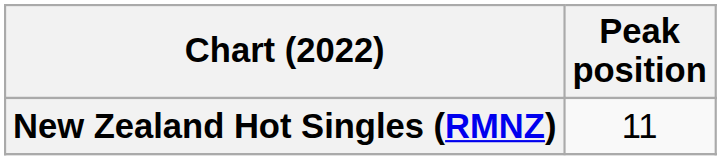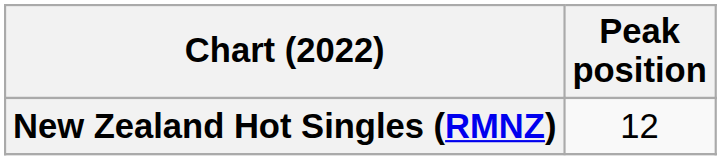(640, 125) 11 -> (640, 125) 12
